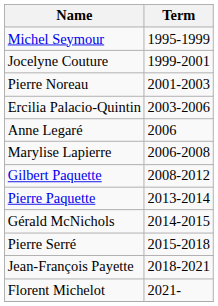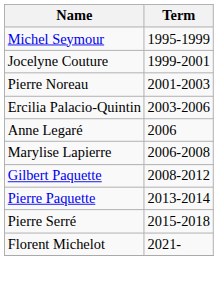- row: (61, 221)
- row: (71, 267)
